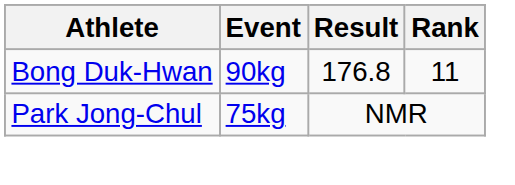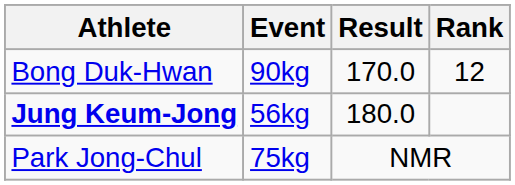(356, 71) 176.8 -> (381, 71) 170.0
(445, 71) 11 -> (469, 71) 12
+ row: (124, 115)
